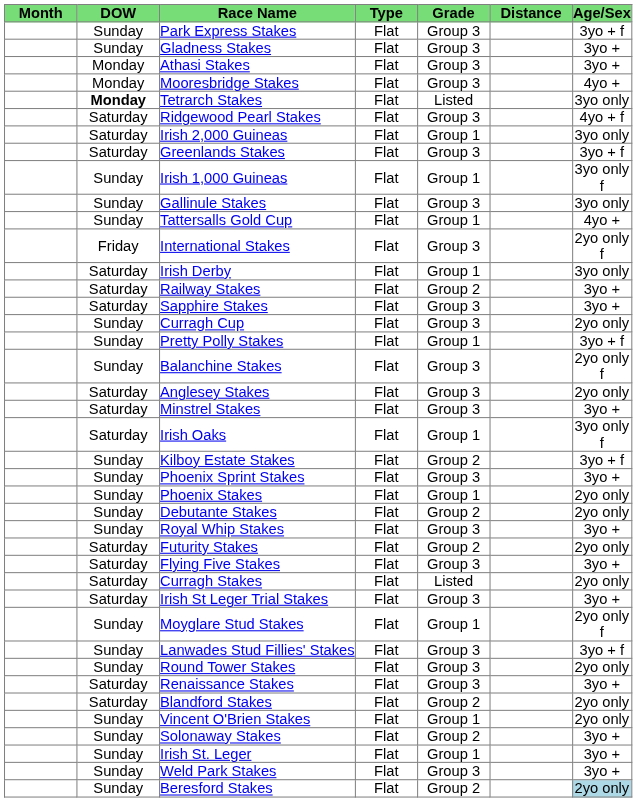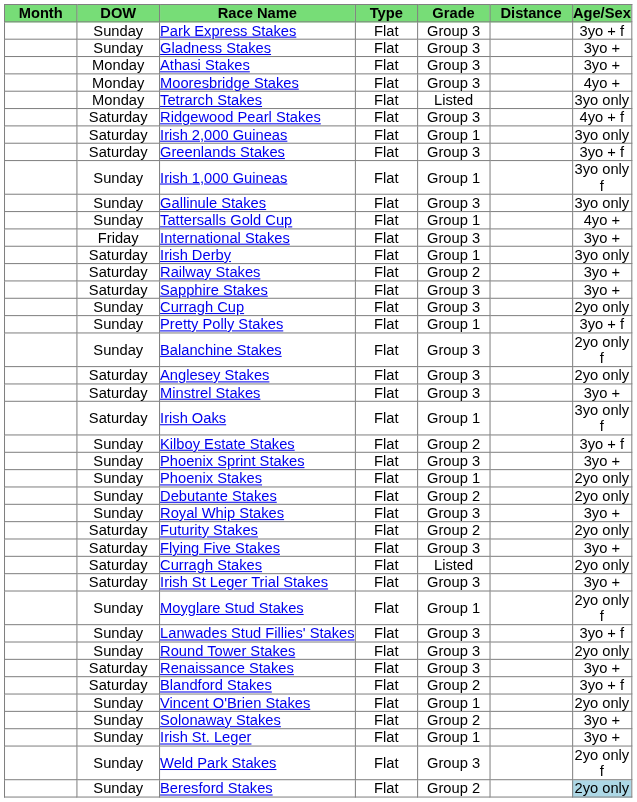(118, 100) bold -> (118, 100) normal
(602, 246) 2yo only f -> (602, 238) 3yo +
(602, 702) 2yo only -> (602, 685) 3yo + f
(602, 771) 3yo + -> (602, 763) 2yo only f
